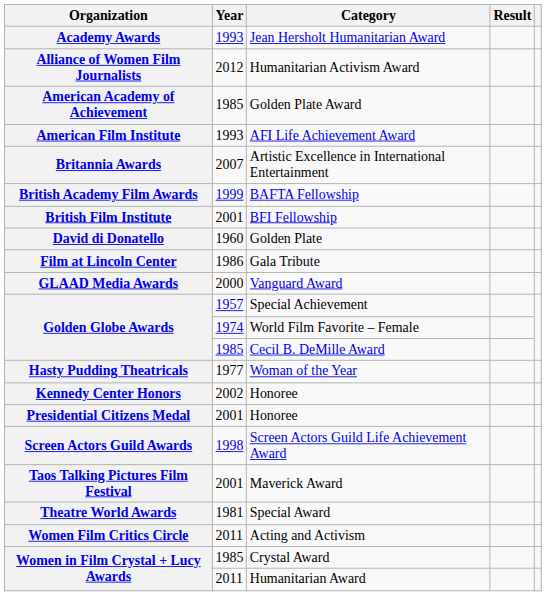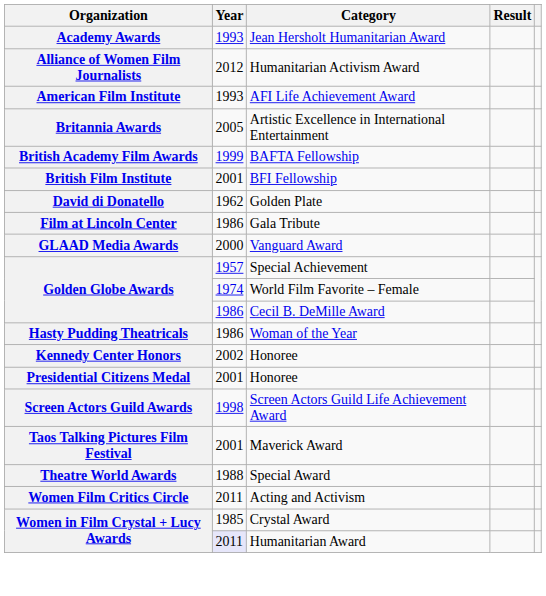- row: (108, 105)
(229, 165) 2007 -> (229, 127) 2005
(229, 239) 1960 -> (229, 201) 1962
(229, 349) 1985 -> (229, 311) 1986
(229, 371) 1977 -> (229, 333) 1986
(229, 513) 1981 -> (229, 475) 1988
(229, 579) no background -> (229, 541) lavender background
